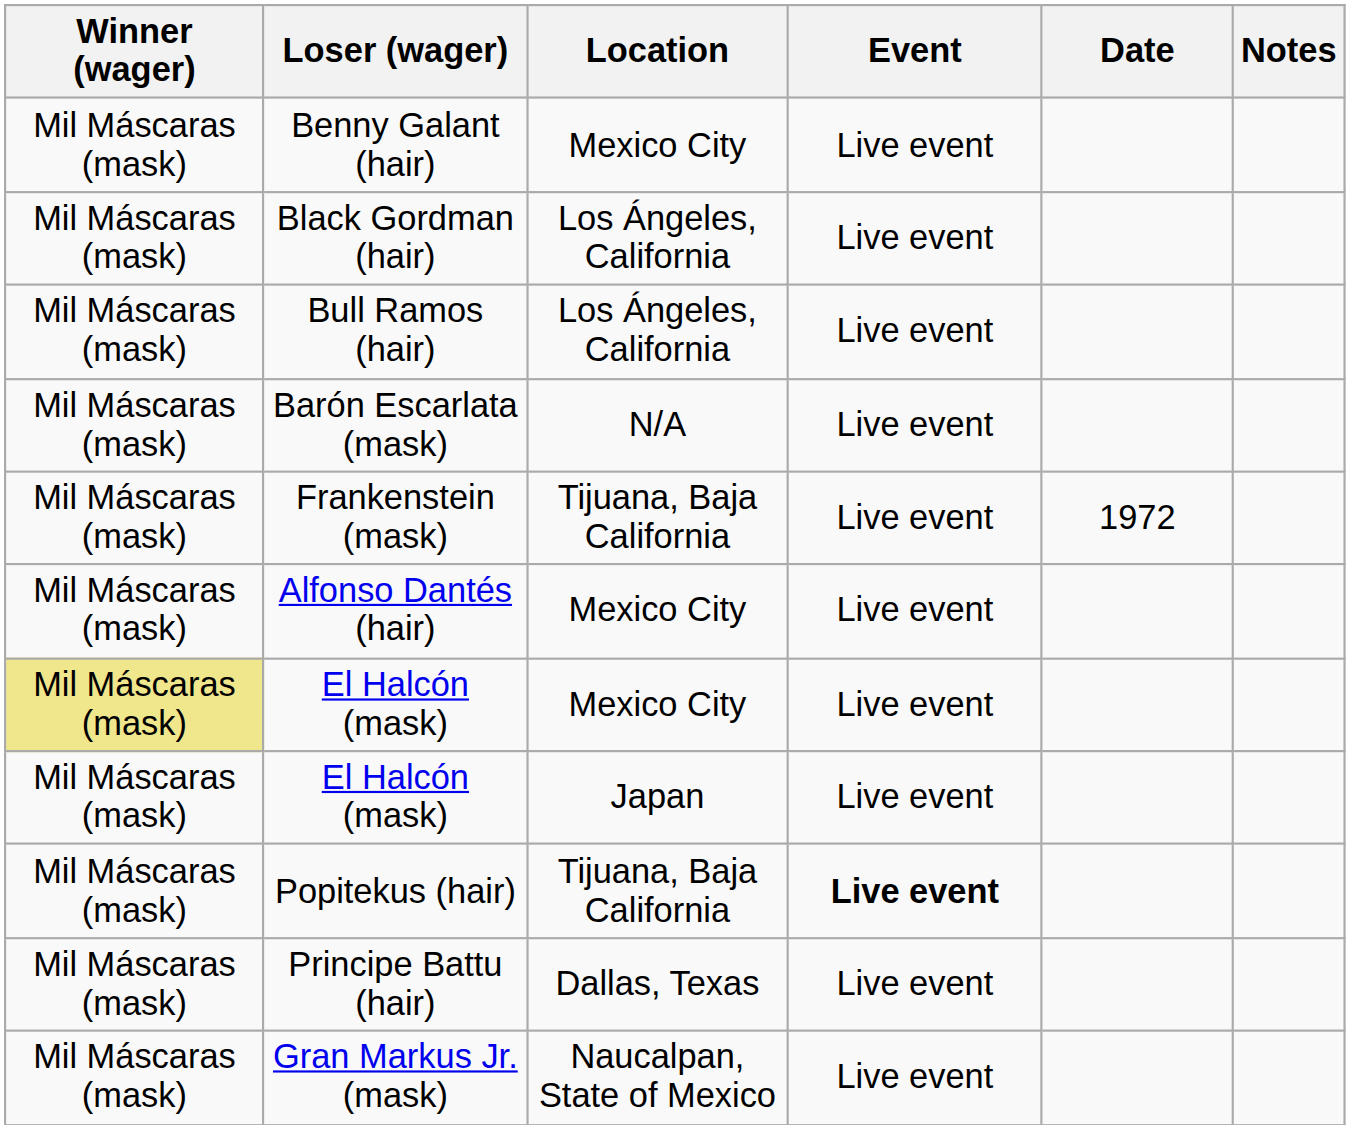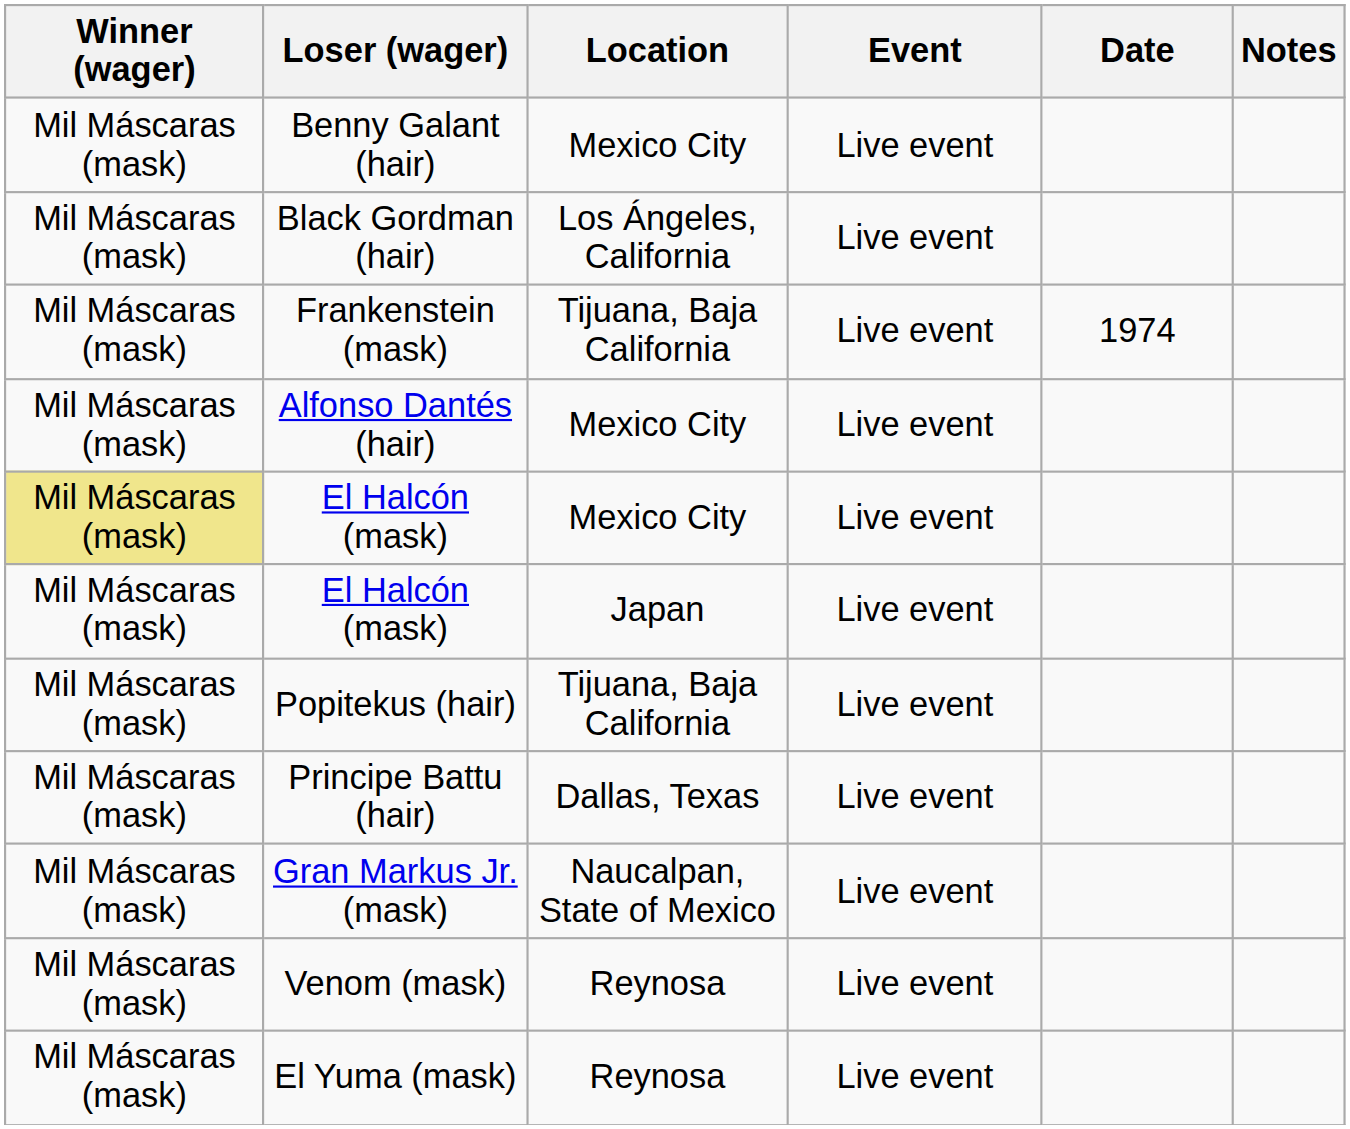- row: (395, 330)
- row: (395, 424)
(1137, 517) 1972 -> (1137, 330) 1974
(915, 890) bold -> (915, 703) normal
+ row: (395, 983)
+ row: (395, 1076)
